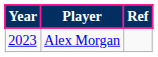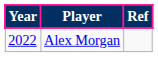(22, 40) 2023 -> (22, 40) 2022
